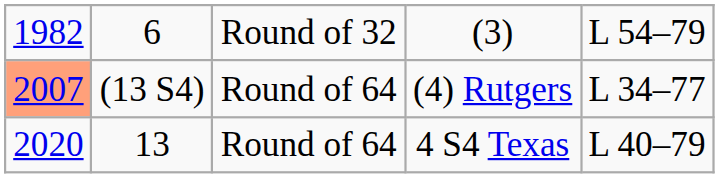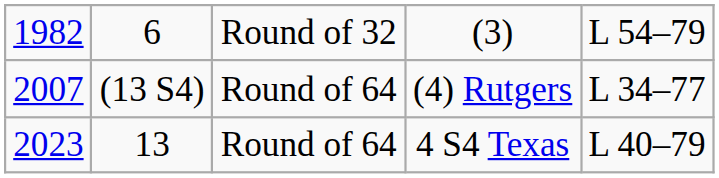(48, 88) lightsalmon background -> (48, 88) no background
(48, 144) 2020 -> (48, 144) 2023
